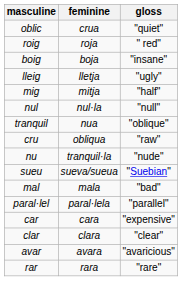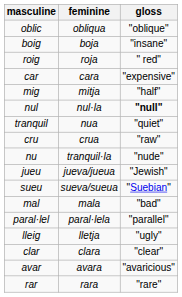(89, 28) crua -> (89, 28) obliqua
(149, 28) "quiet" -> (149, 28) "oblique"
rows swapped: (31, 60) <-> (31, 44)
rows swapped: (31, 76) <-> (31, 220)
(149, 108) normal -> (149, 108) bold
(149, 124) "oblique" -> (149, 124) "quiet"
(89, 140) obliqua -> (89, 140) crua
+ row: (31, 172)
